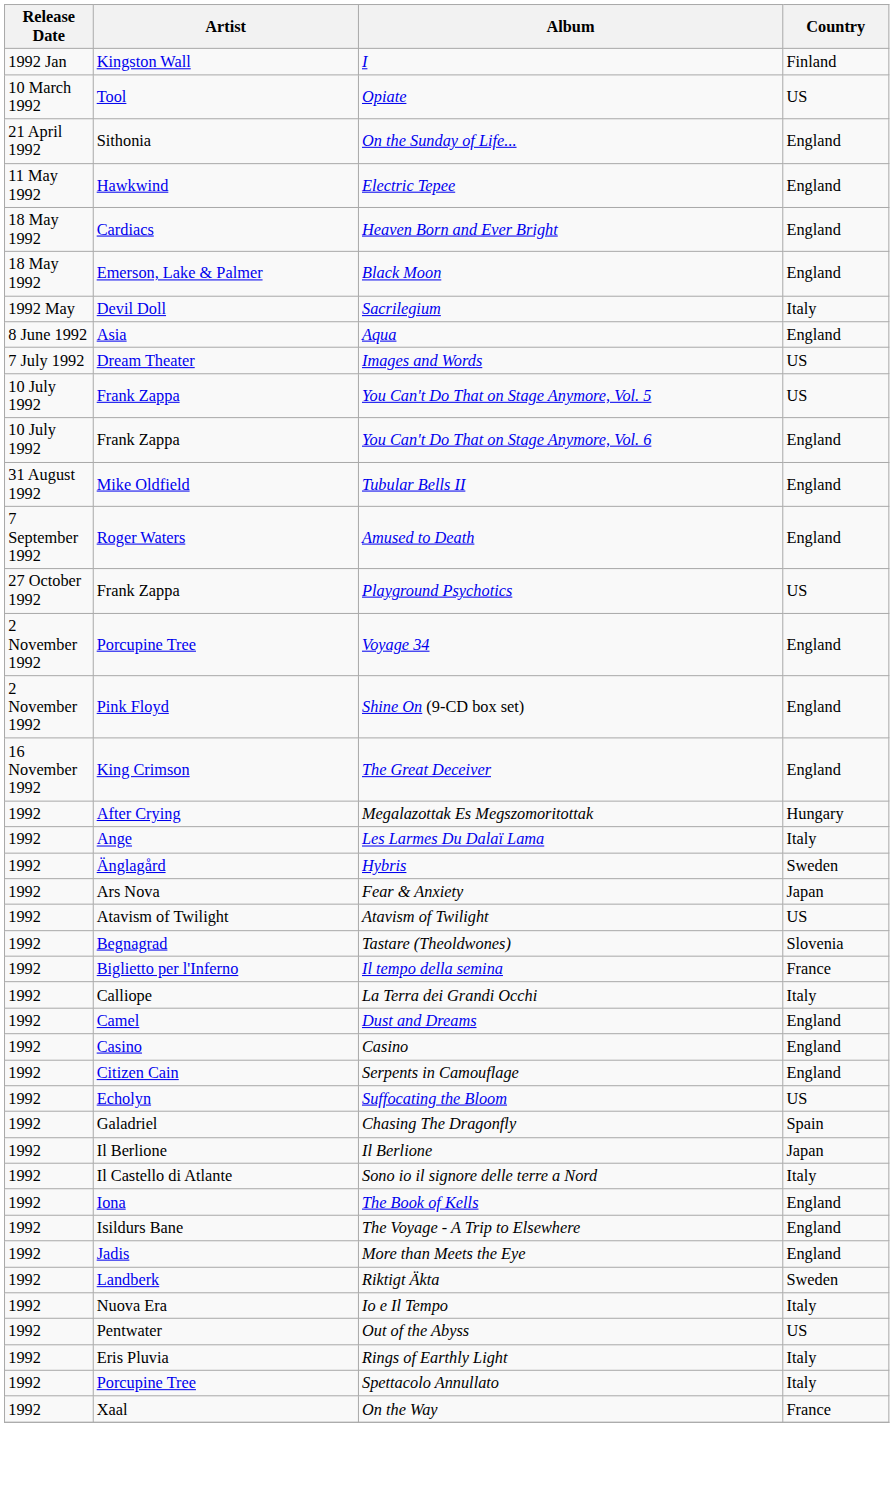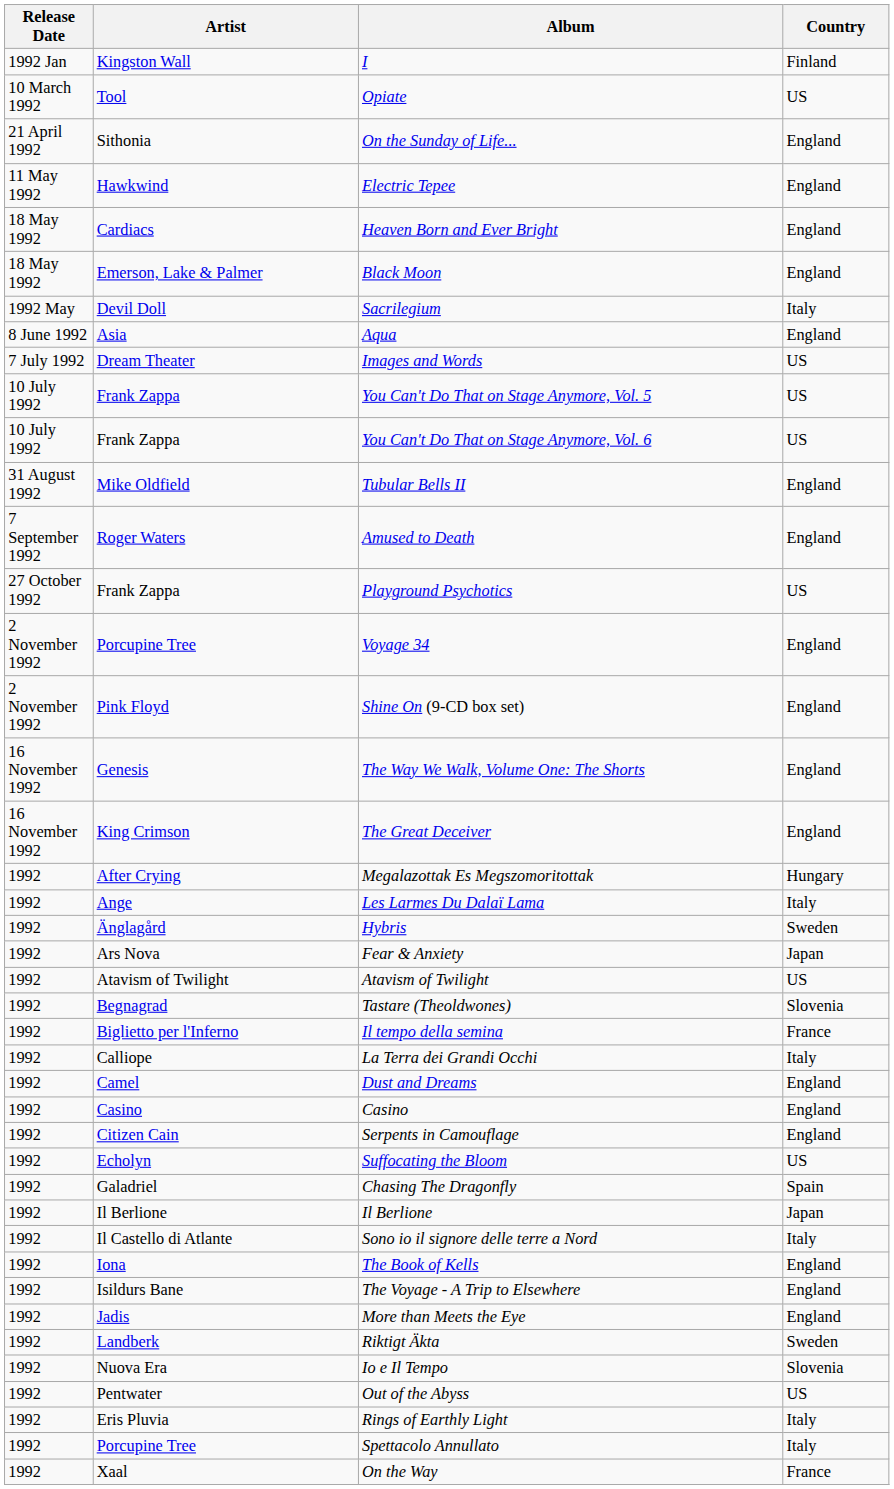(814, 439) England -> (797, 439) US
+ row: (503, 769)
(801, 1305) Italy -> (815, 1368) Slovenia
